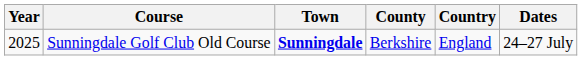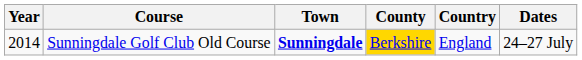(24, 42) 2025 -> (24, 42) 2014
(401, 42) no background -> (401, 42) gold background
